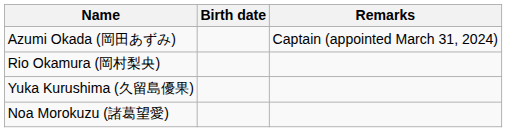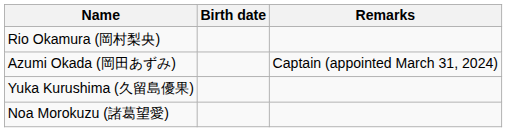rows swapped: (92, 38) <-> (84, 63)
